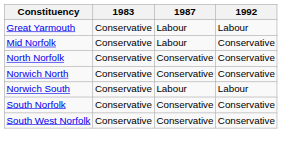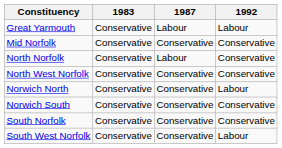(172, 43) Labour -> (185, 43) Conservative
(185, 58) Conservative -> (172, 58) Labour
+ row: (48, 74)
(246, 74) Conservative -> (233, 89) Labour
(172, 89) Labour -> (185, 105) Conservative
(233, 89) Labour -> (246, 105) Conservative
(246, 120) Conservative -> (233, 136) Labour
